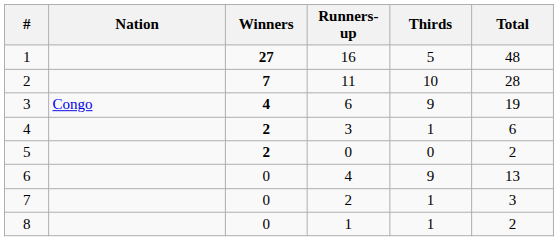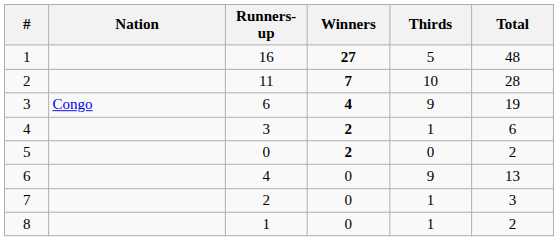columns swapped: (266, 24) <-> (348, 24)
